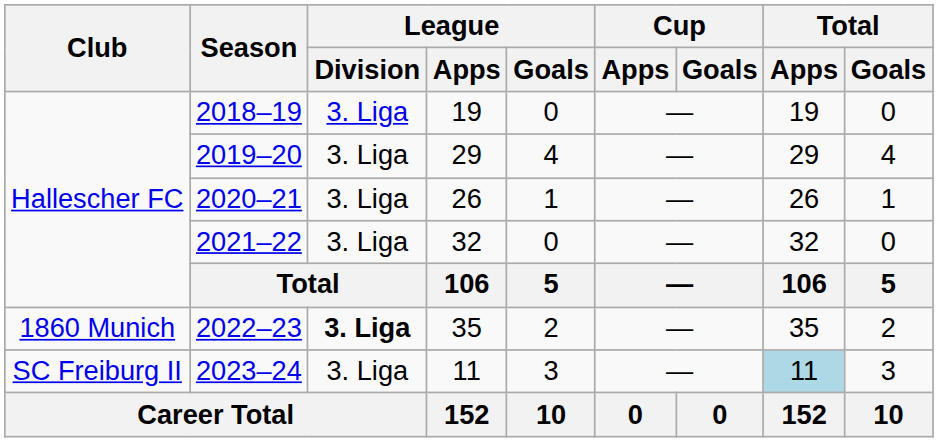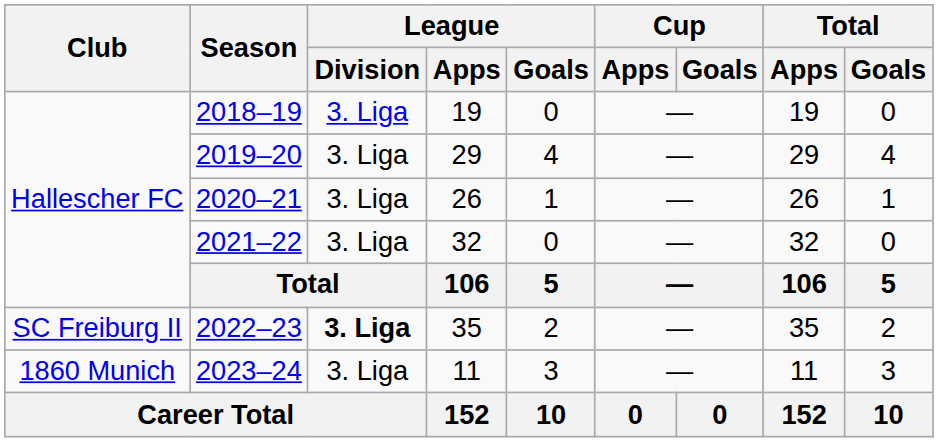(97, 328) 1860 Munich -> (97, 328) SC Freiburg II
(97, 371) SC Freiburg II -> (97, 371) 1860 Munich
(804, 371) lightblue background -> (804, 371) no background
